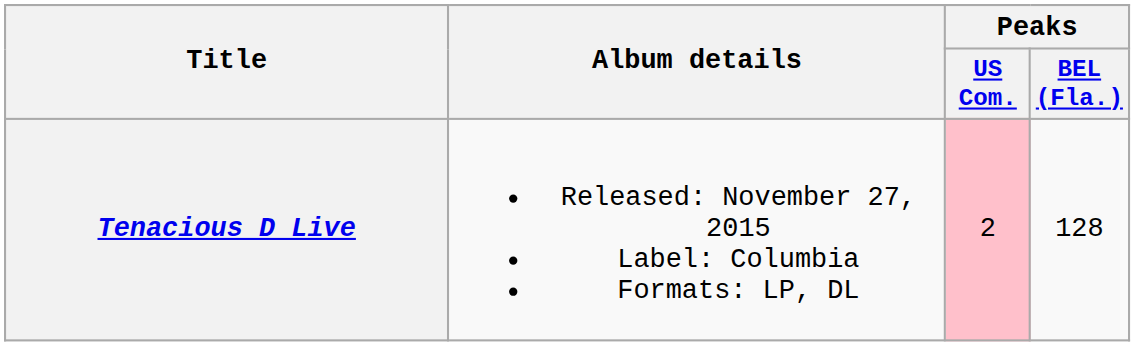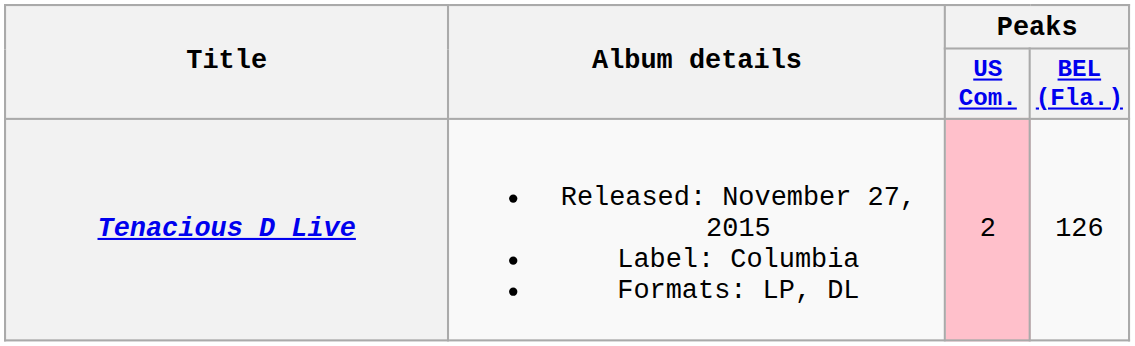(1079, 230) 128 -> (1079, 230) 126
